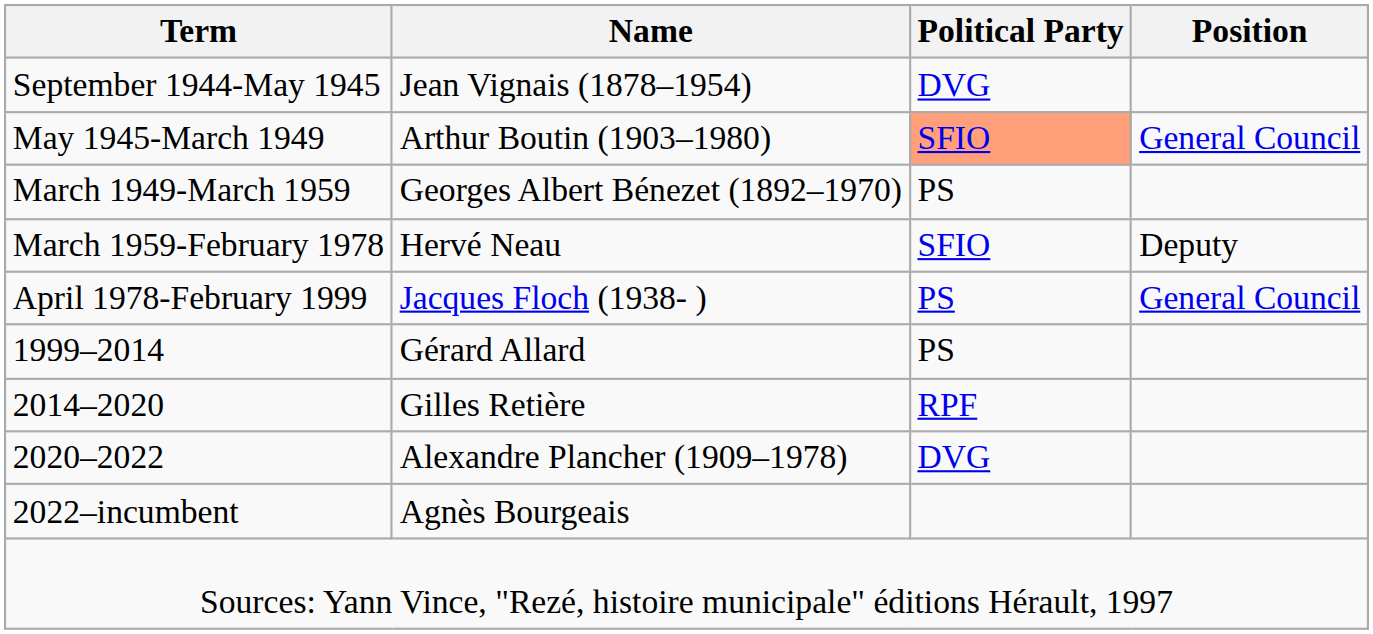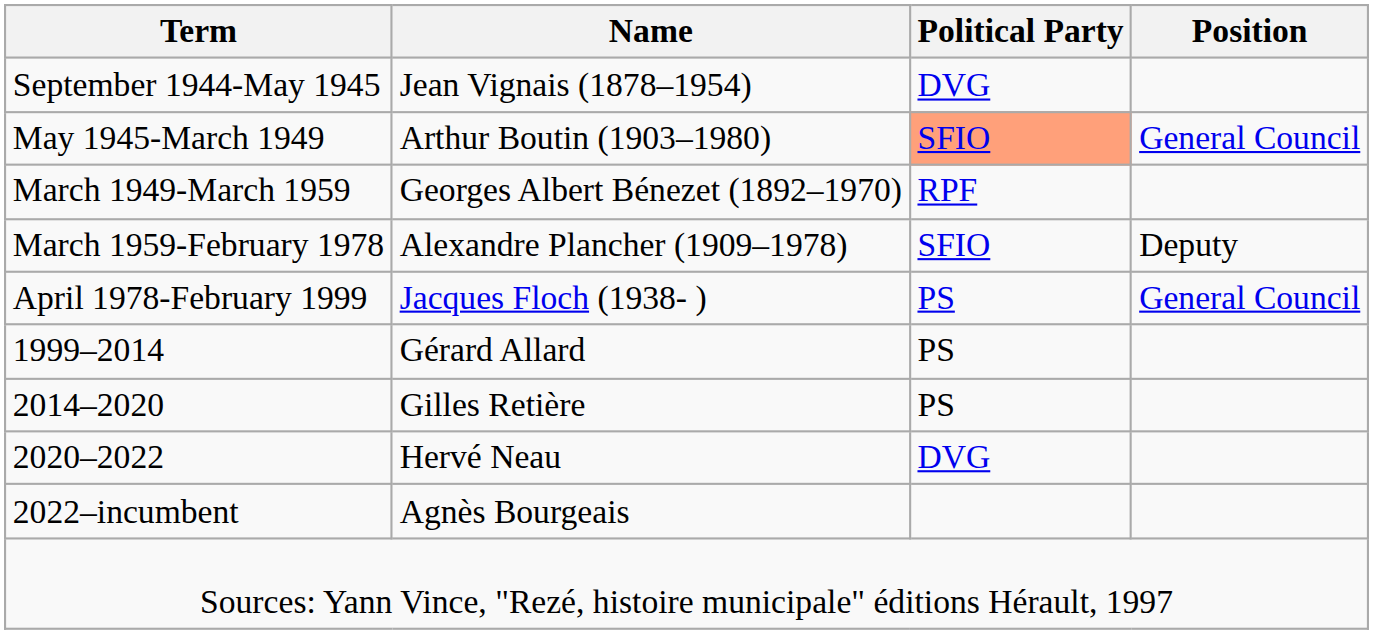(936, 191) PS -> (947, 191) RPF
(480, 244) Hervé Neau -> (624, 244) Alexandre Plancher (1909–1978)
(947, 404) RPF -> (936, 404) PS
(624, 457) Alexandre Plancher (1909–1978) -> (480, 457) Hervé Neau
